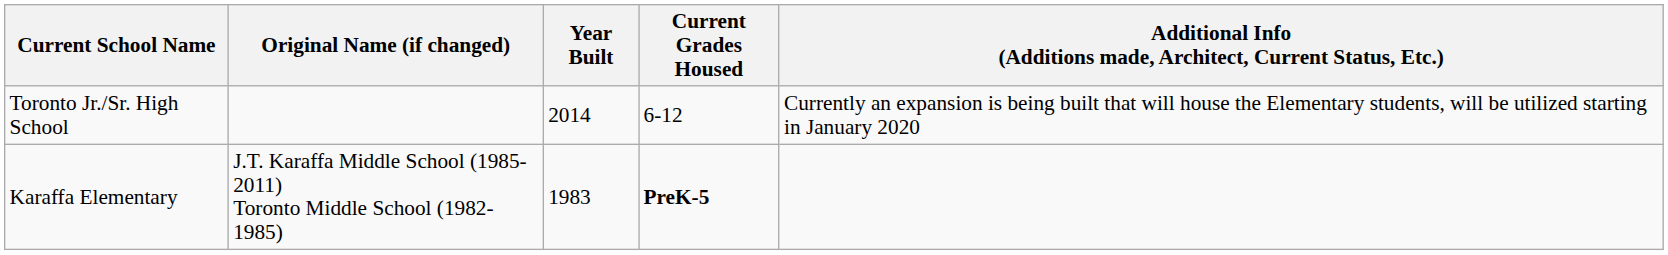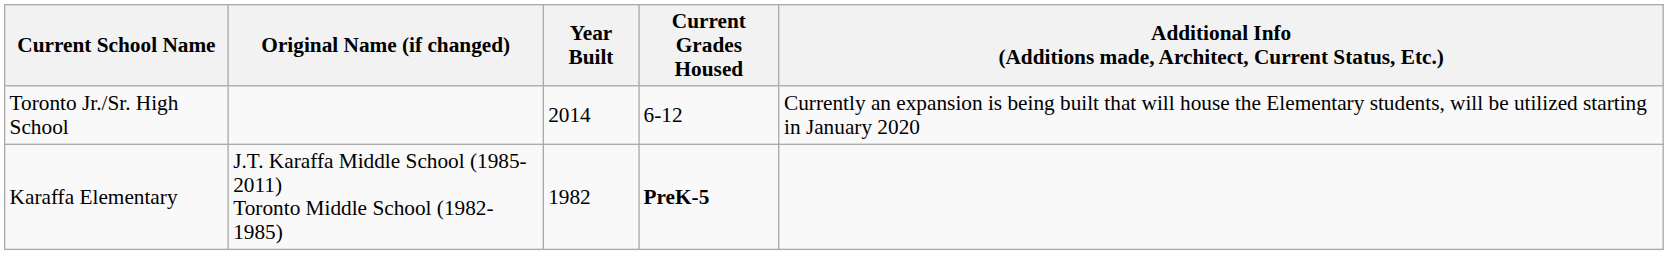(569, 196) 1983 -> (569, 196) 1982
